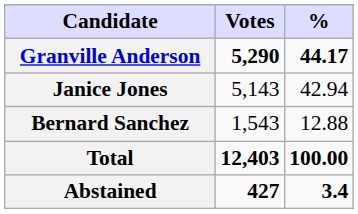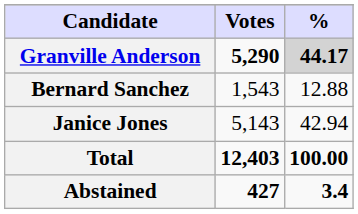(324, 55) no background -> (324, 55) lightgrey background
rows swapped: (110, 89) <-> (110, 123)
